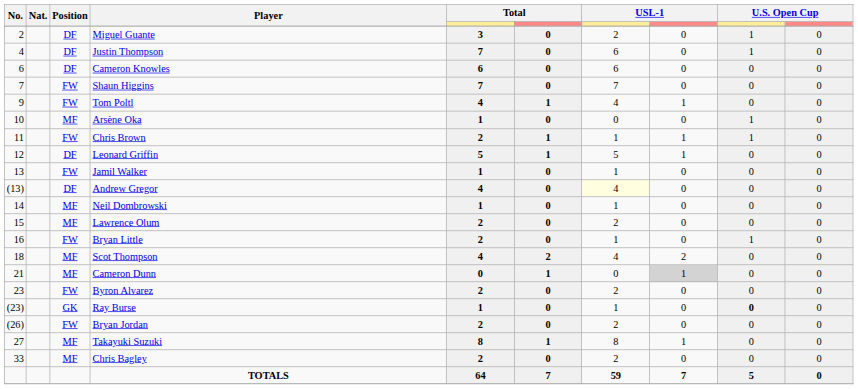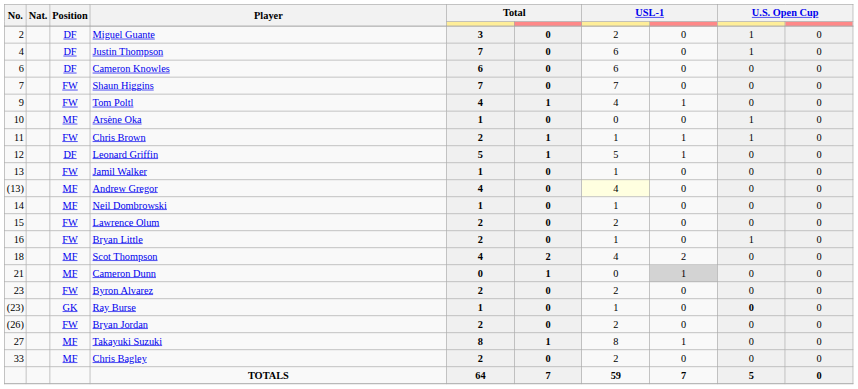(70, 188) DF -> (70, 188) MF
(70, 222) MF -> (70, 222) FW
